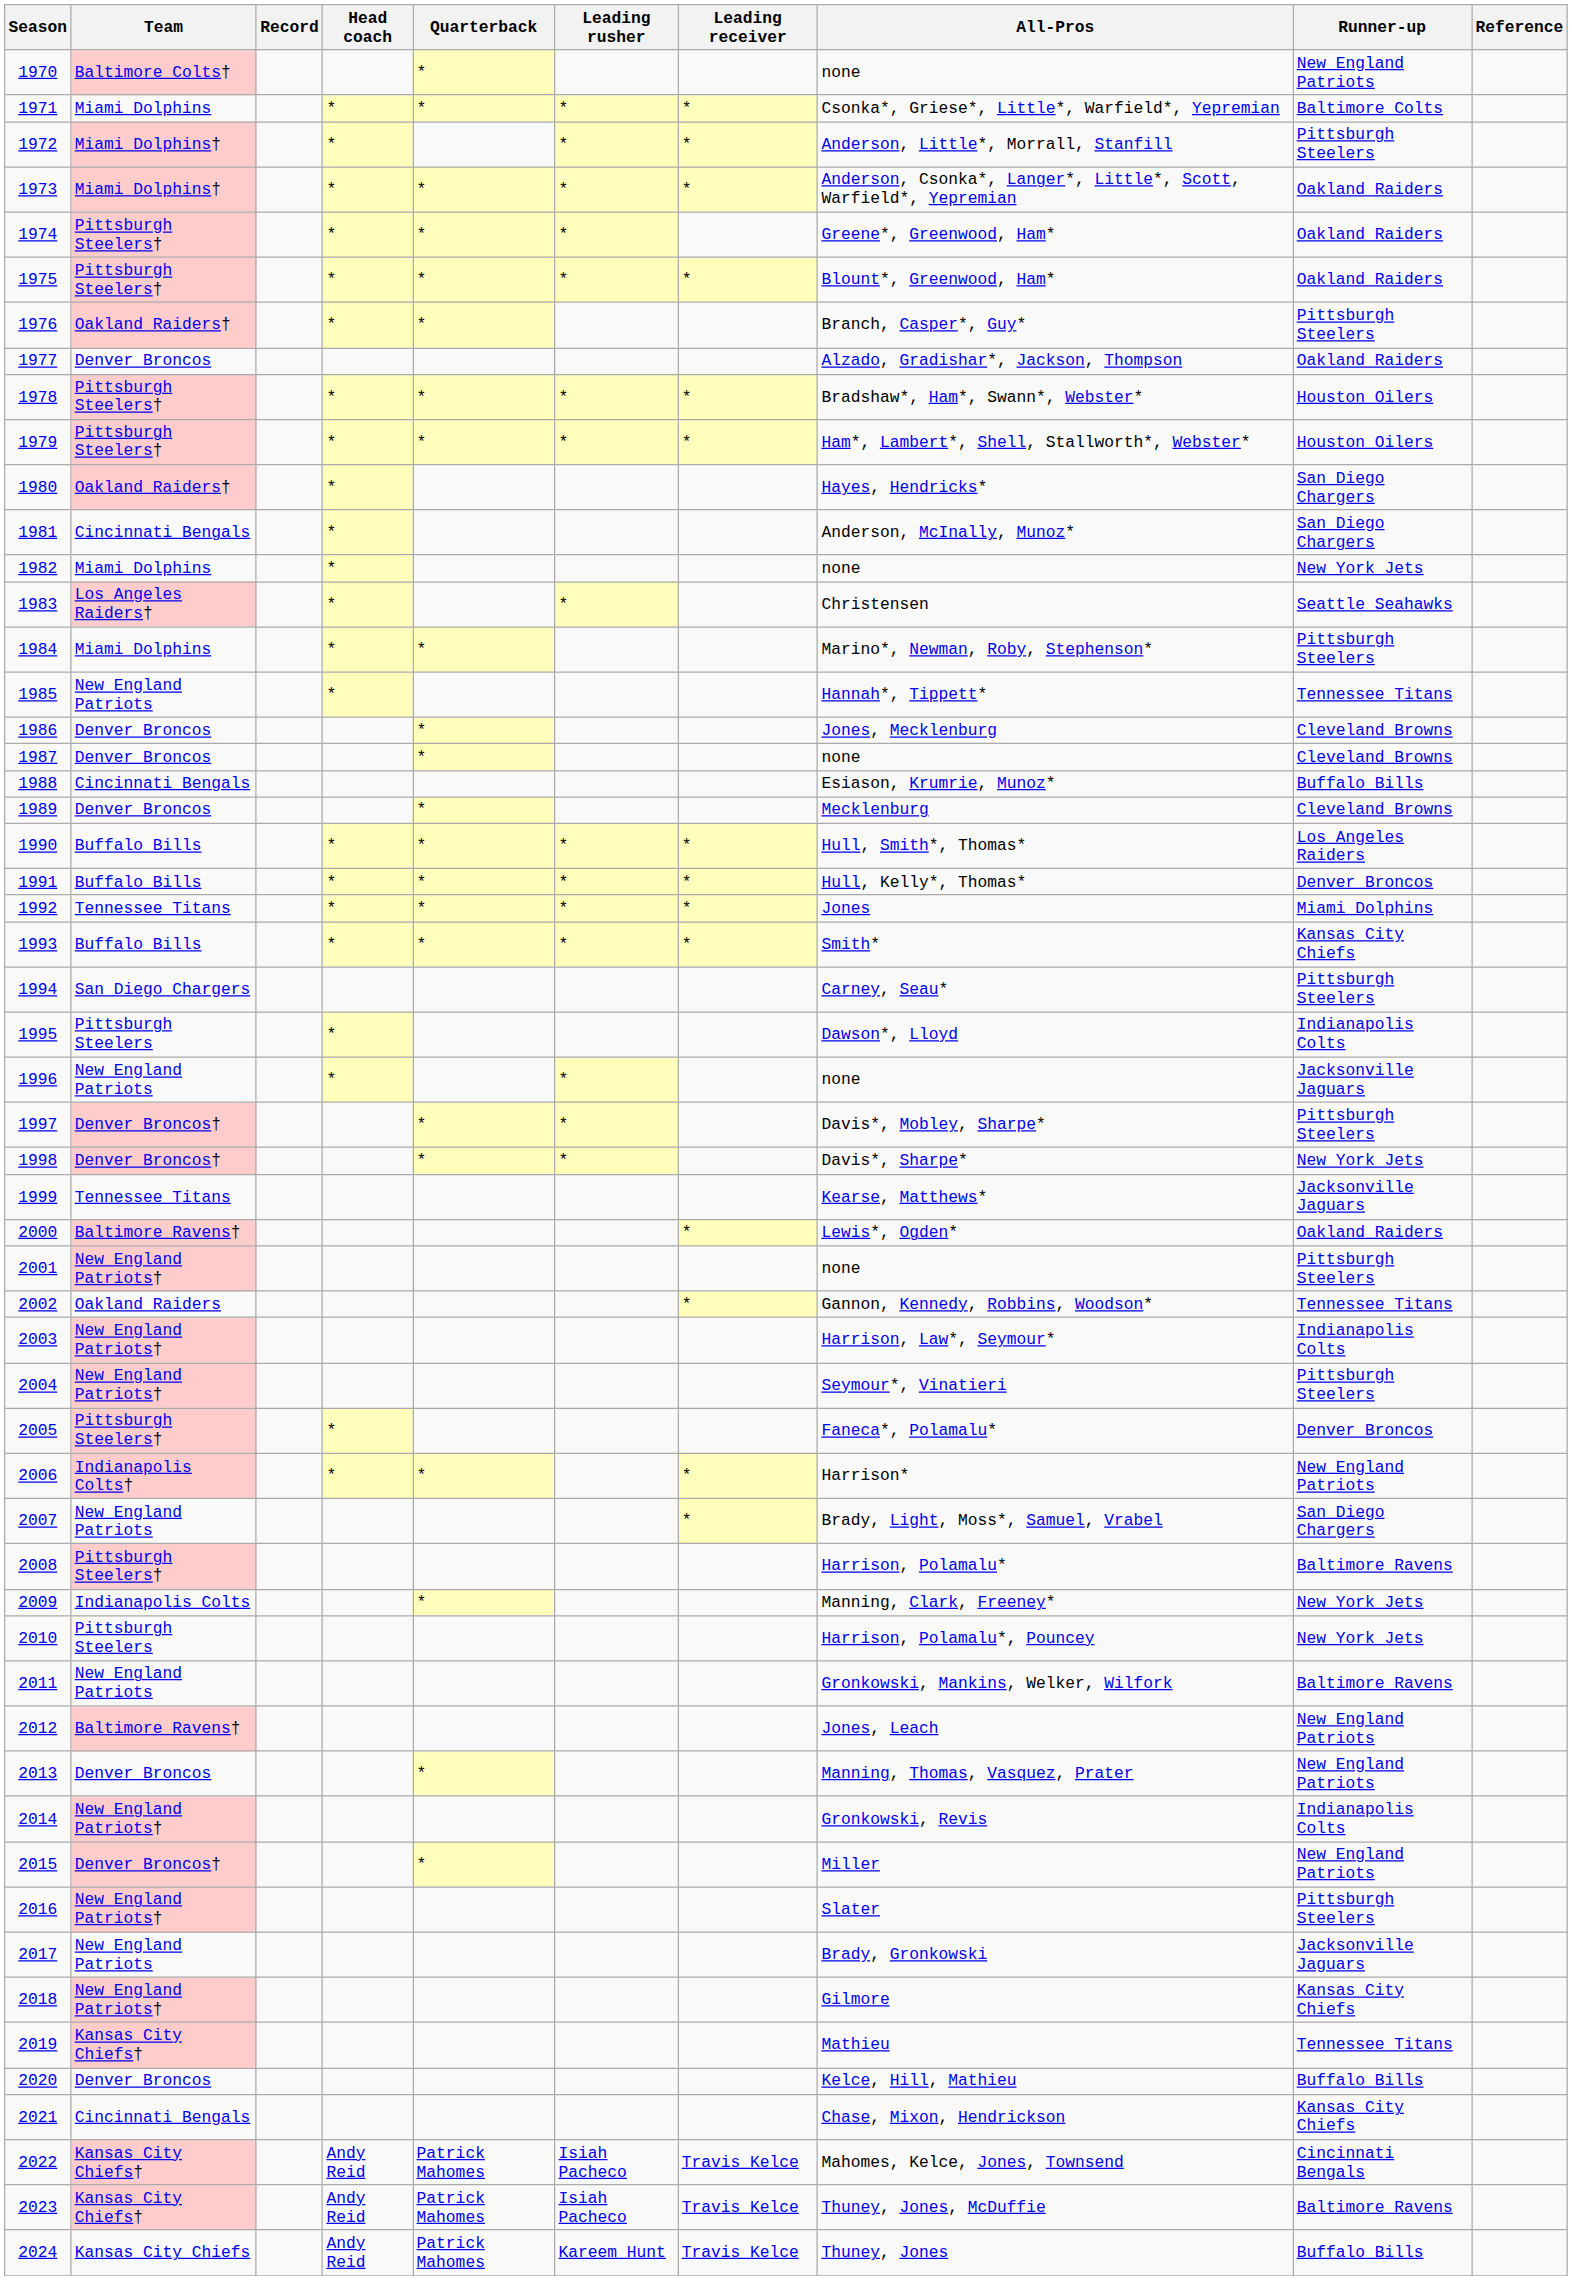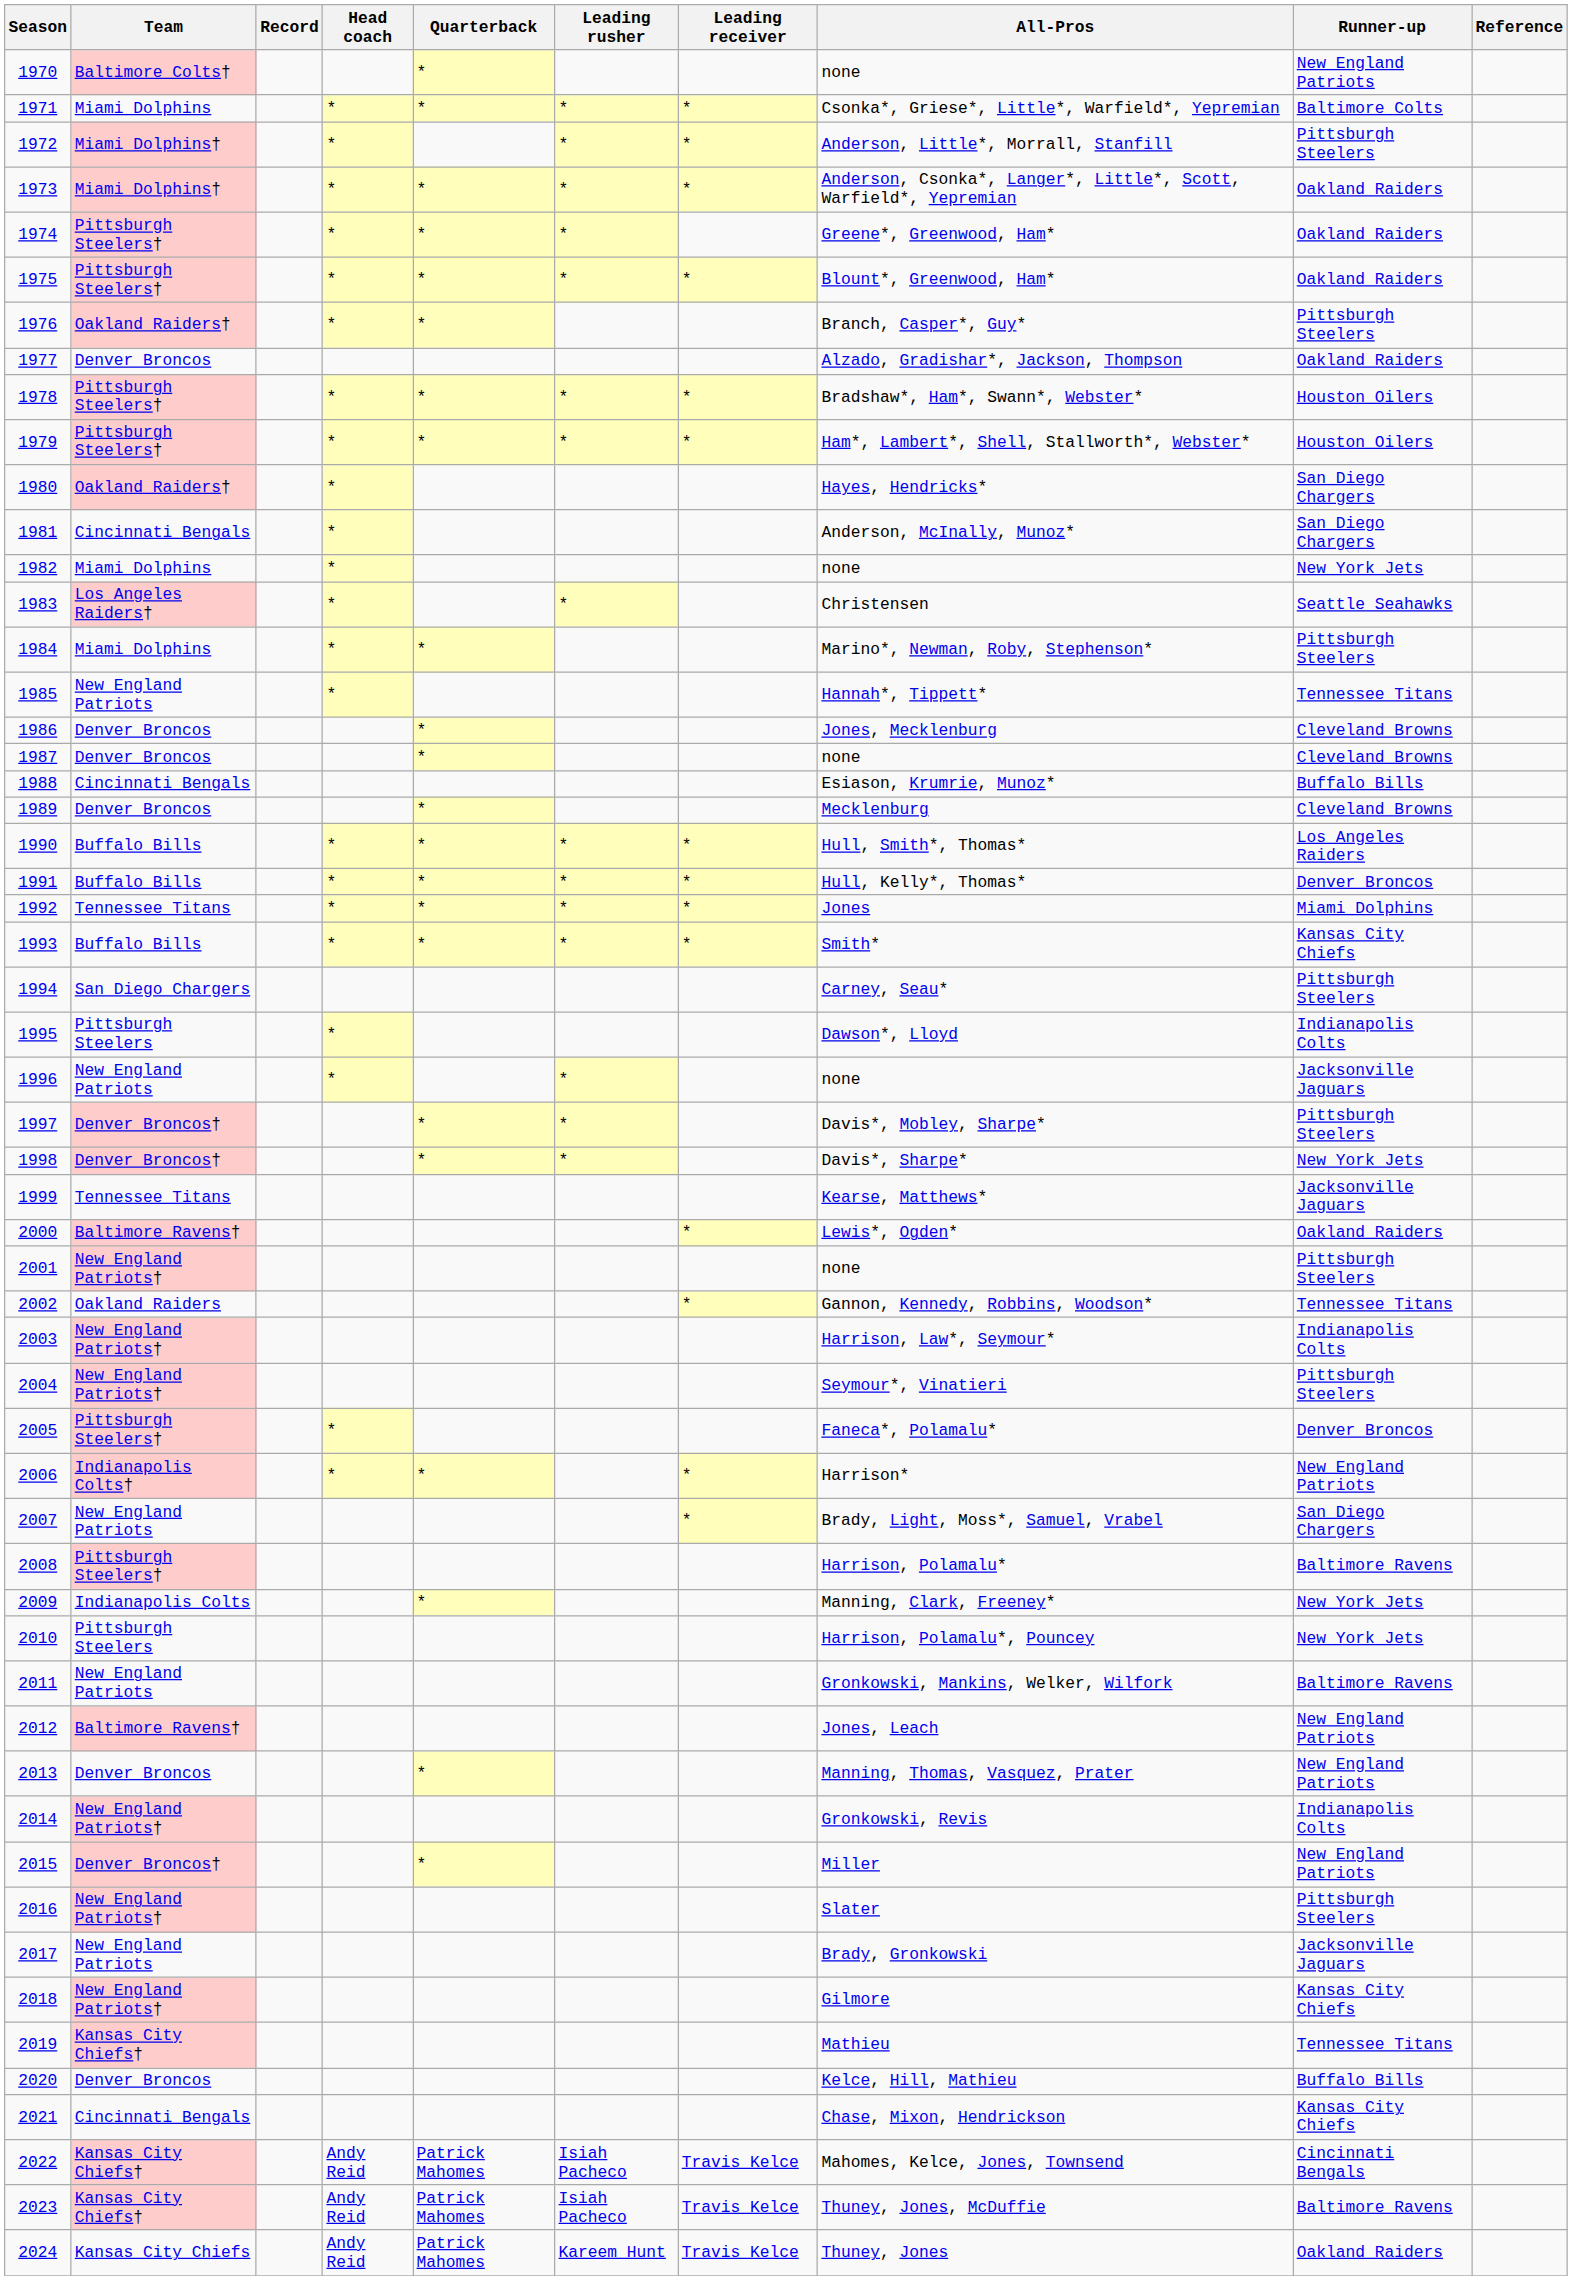(1360, 2253) Buffalo Bills -> (1370, 2253) Oakland Raiders
